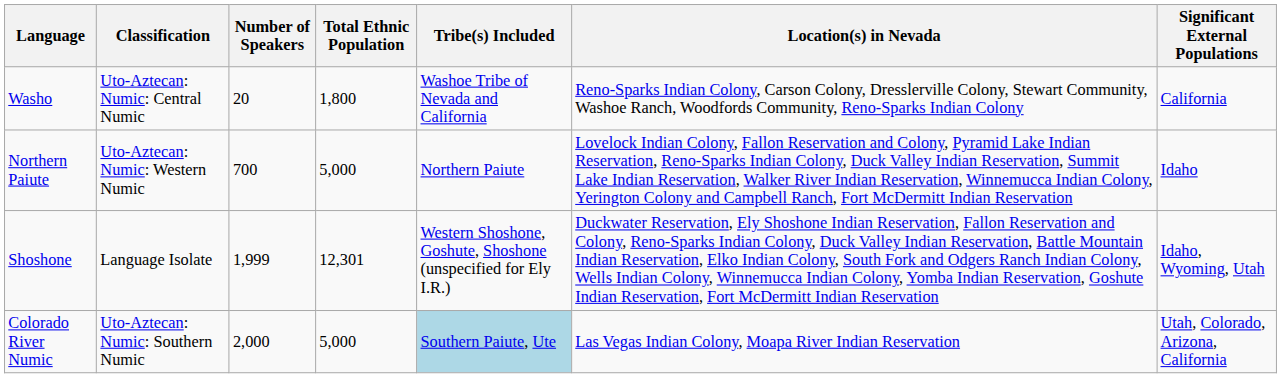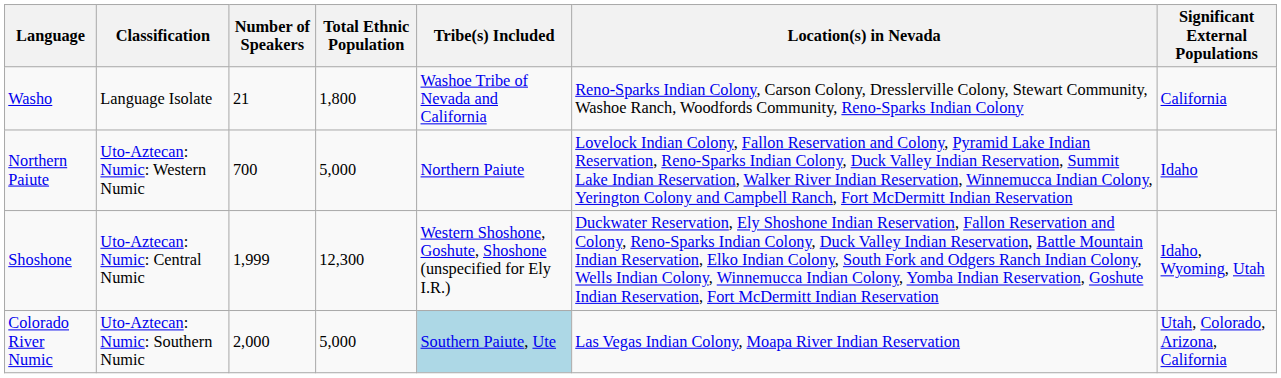(151, 98) Uto-Aztecan: Numic: Central Numic -> (156, 98) Language Isolate
(241, 98) 20 -> (241, 98) 21
(156, 260) Language Isolate -> (151, 260) Uto-Aztecan: Numic: Central Numic
(342, 260) 12,301 -> (342, 260) 12,300
